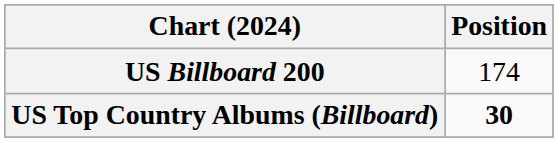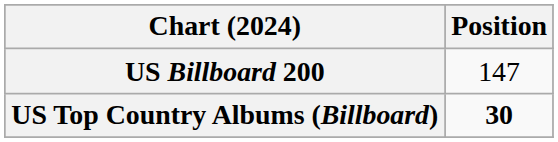(499, 70) 174 -> (499, 70) 147
